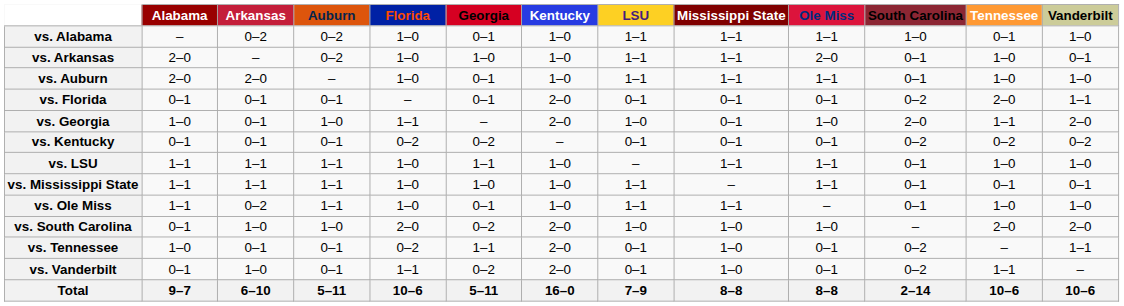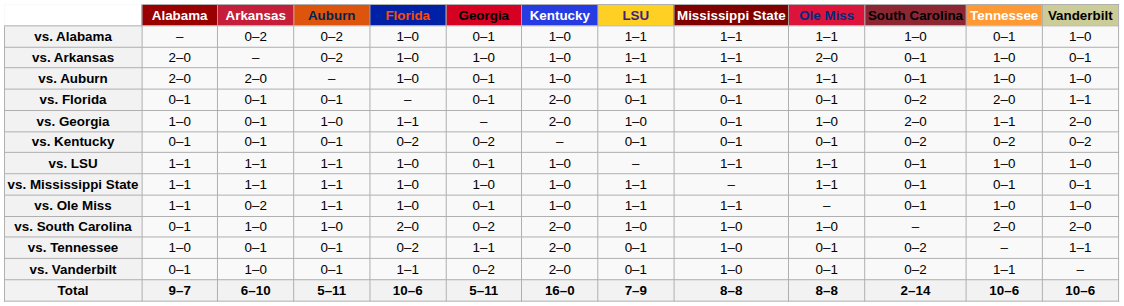(484, 164) 1–1 -> (484, 164) 0–1
